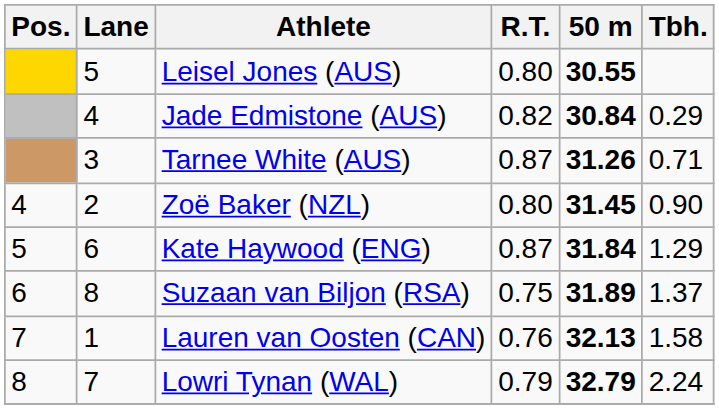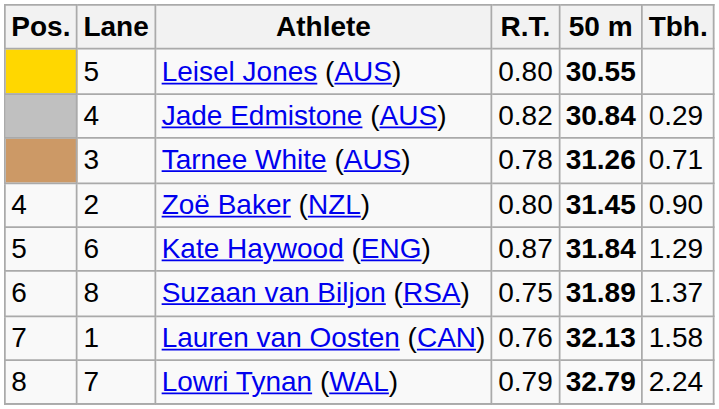(526, 159) 0.87 -> (526, 159) 0.78
